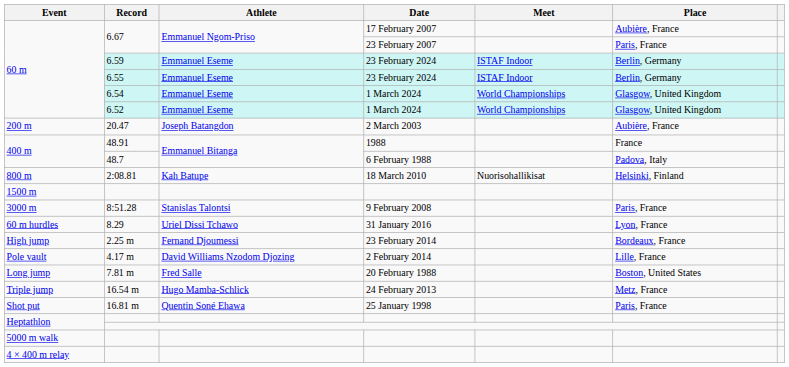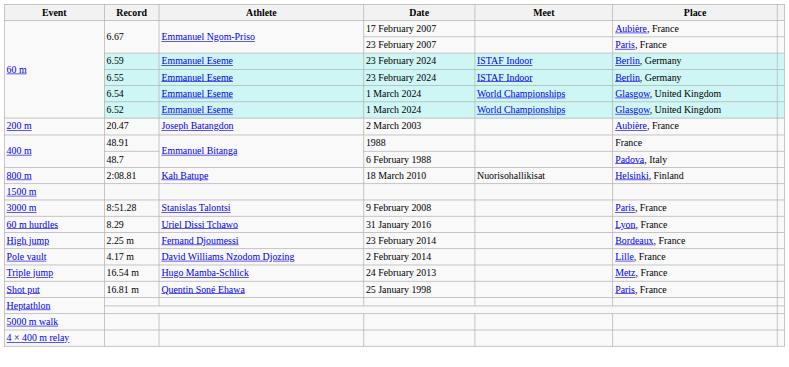- row: (28, 273)
